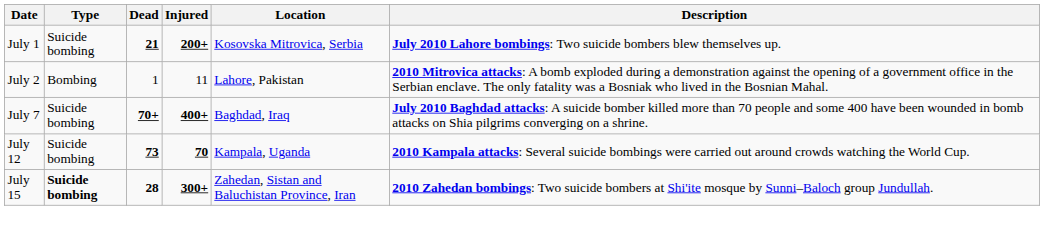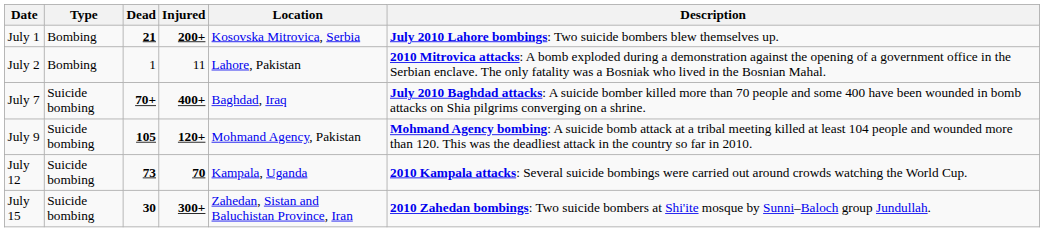(71, 43) Suicide bombing -> (72, 36) Bombing
+ row: (24, 136)
(72, 187) bold -> (71, 208) normal
(152, 187) 28 -> (149, 208) 30
